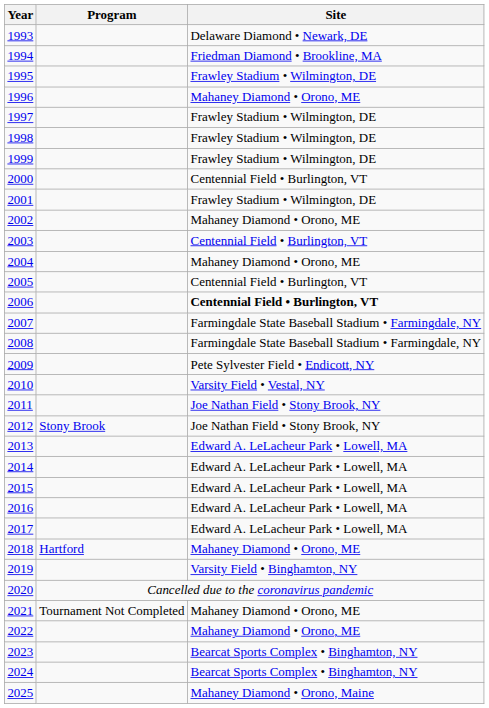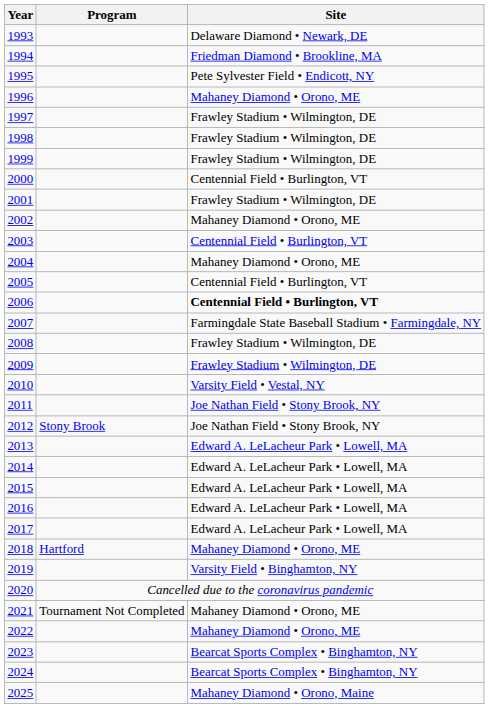(283, 76) Frawley Stadium • Wilmington, DE -> (282, 76) Pete Sylvester Field • Endicott, NY
(336, 343) Farmingdale State Baseball Stadium • Farmingdale, NY -> (283, 343) Frawley Stadium • Wilmington, DE
(282, 364) Pete Sylvester Field • Endicott, NY -> (283, 364) Frawley Stadium • Wilmington, DE
